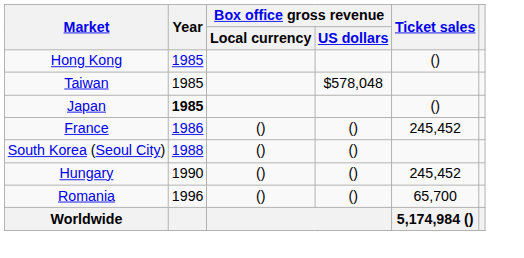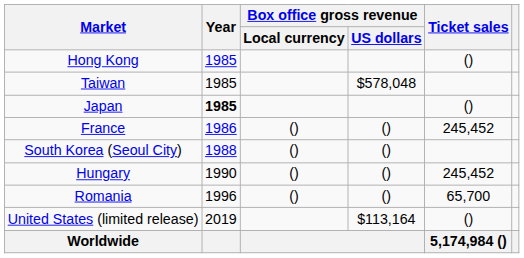+ row: (103, 219)
